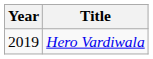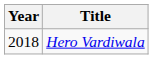(24, 41) 2019 -> (24, 41) 2018
